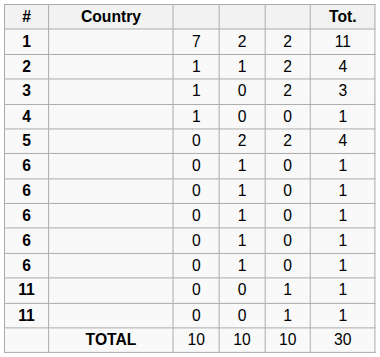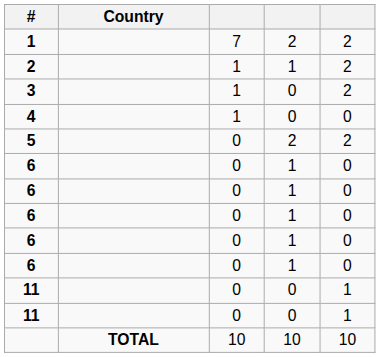- column: (343, 16)
